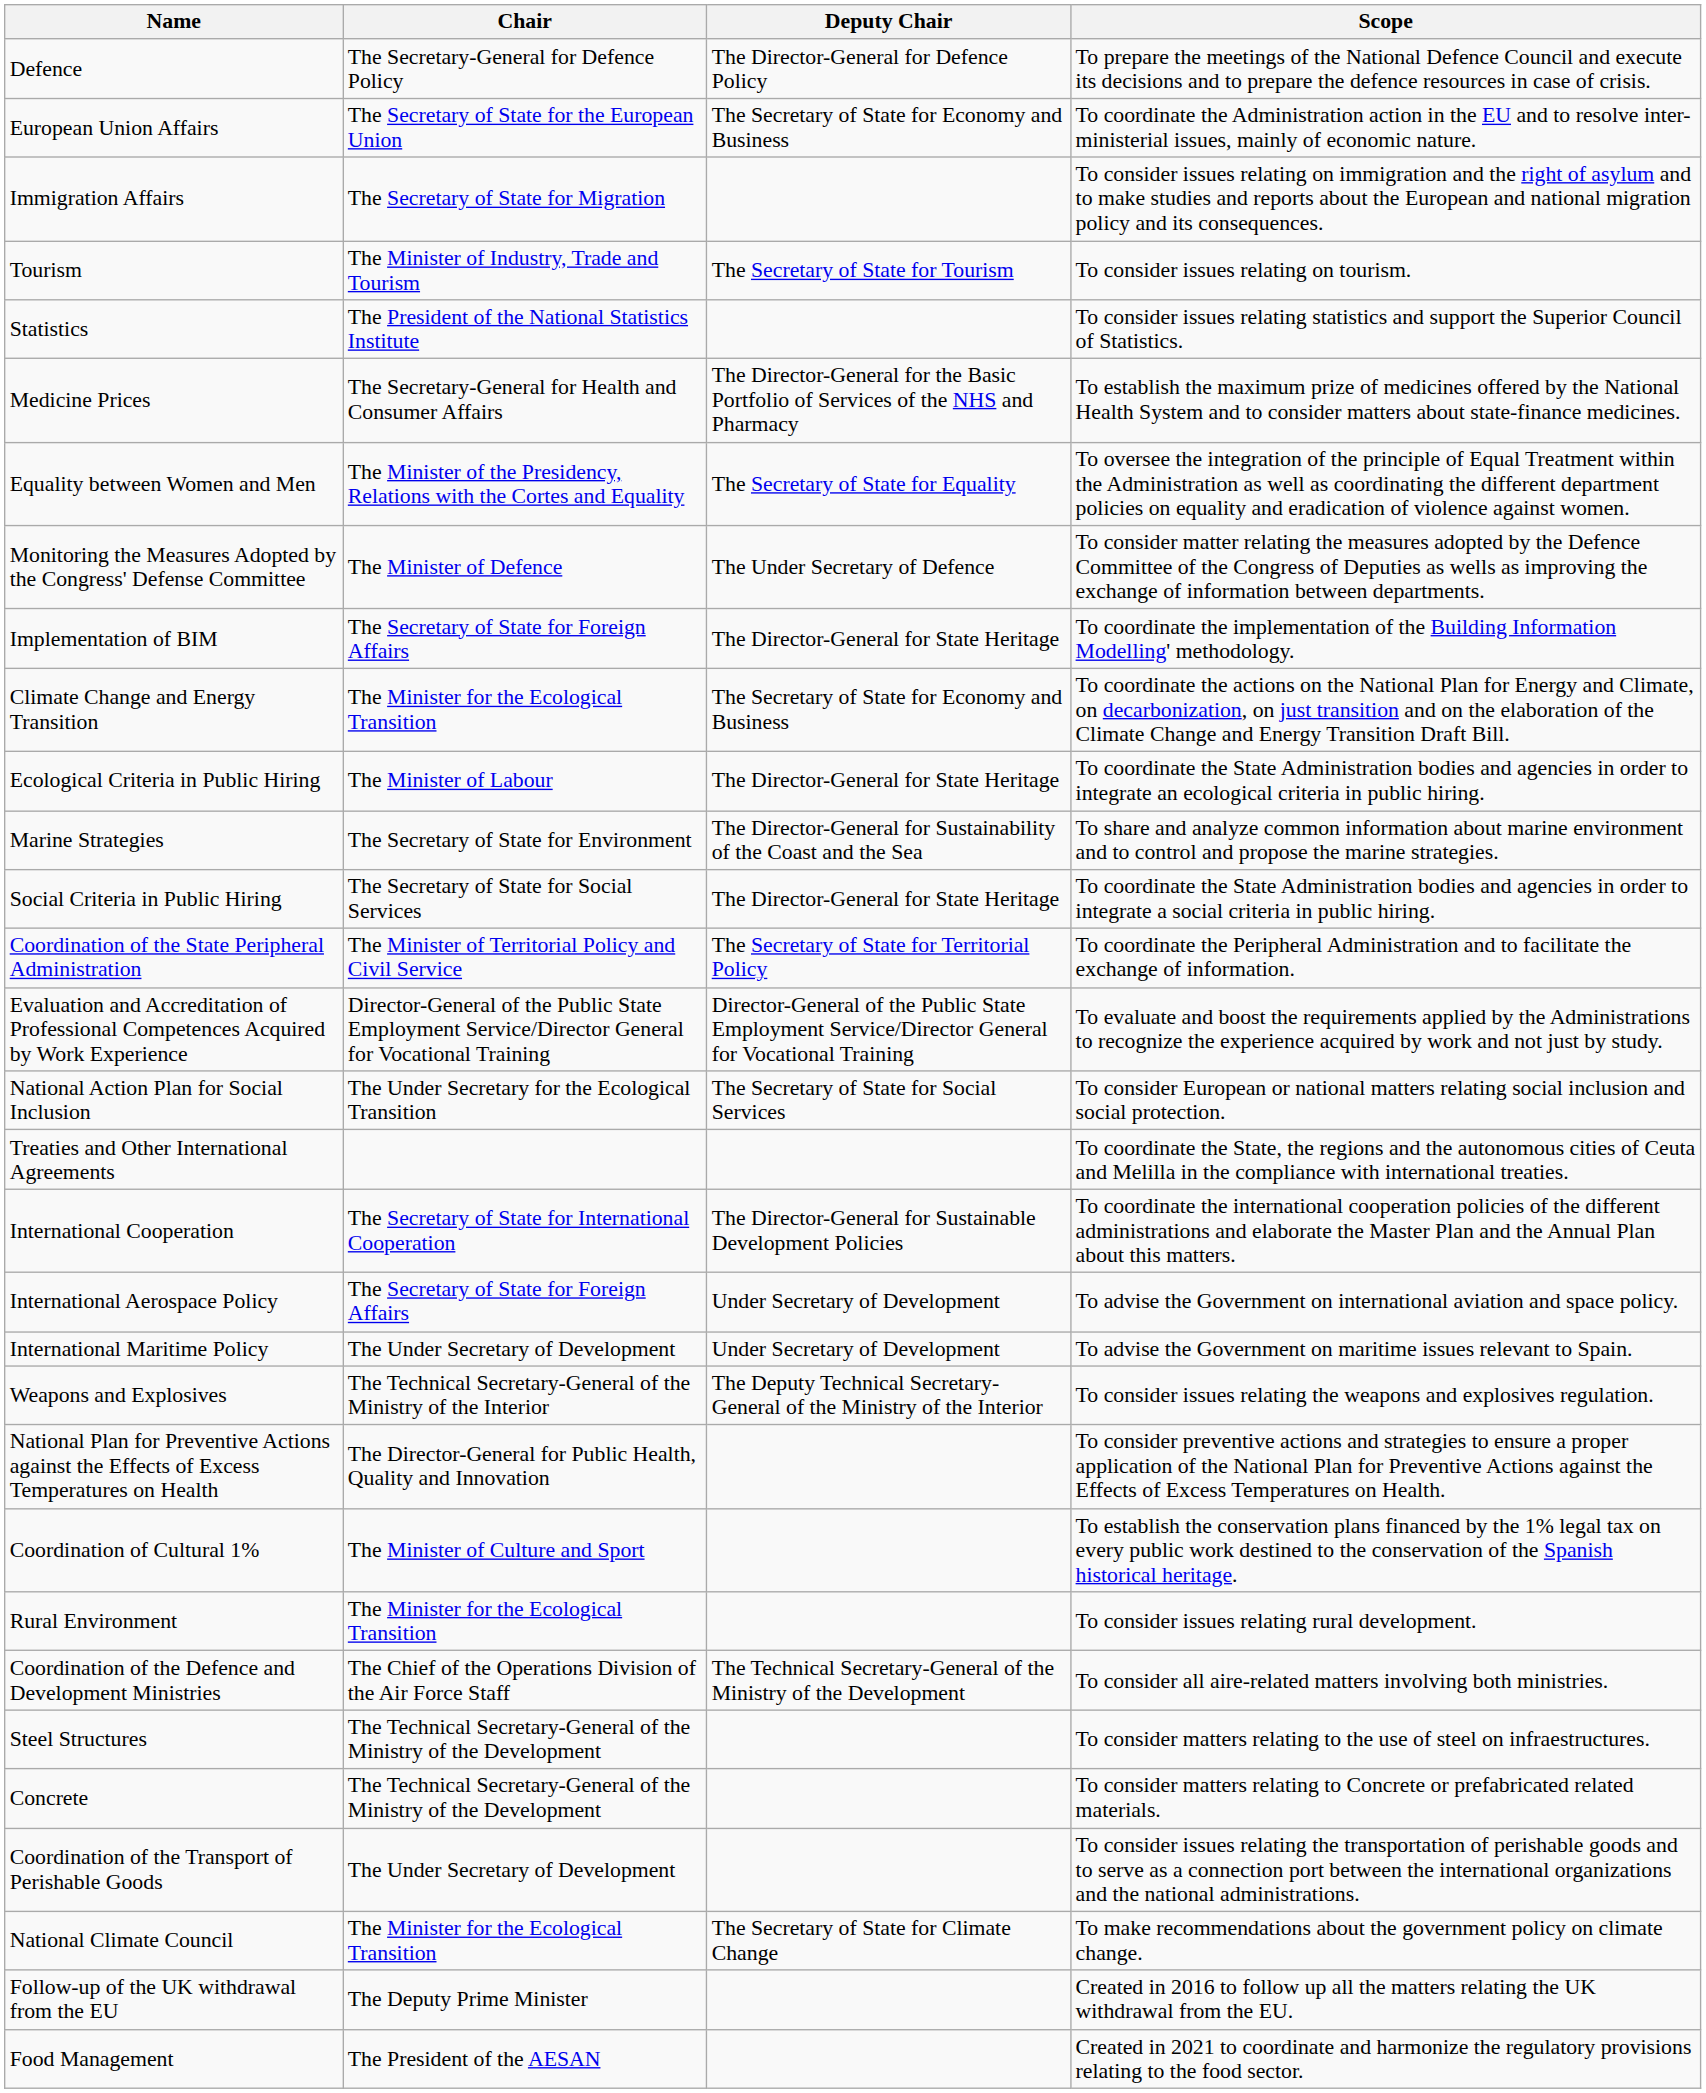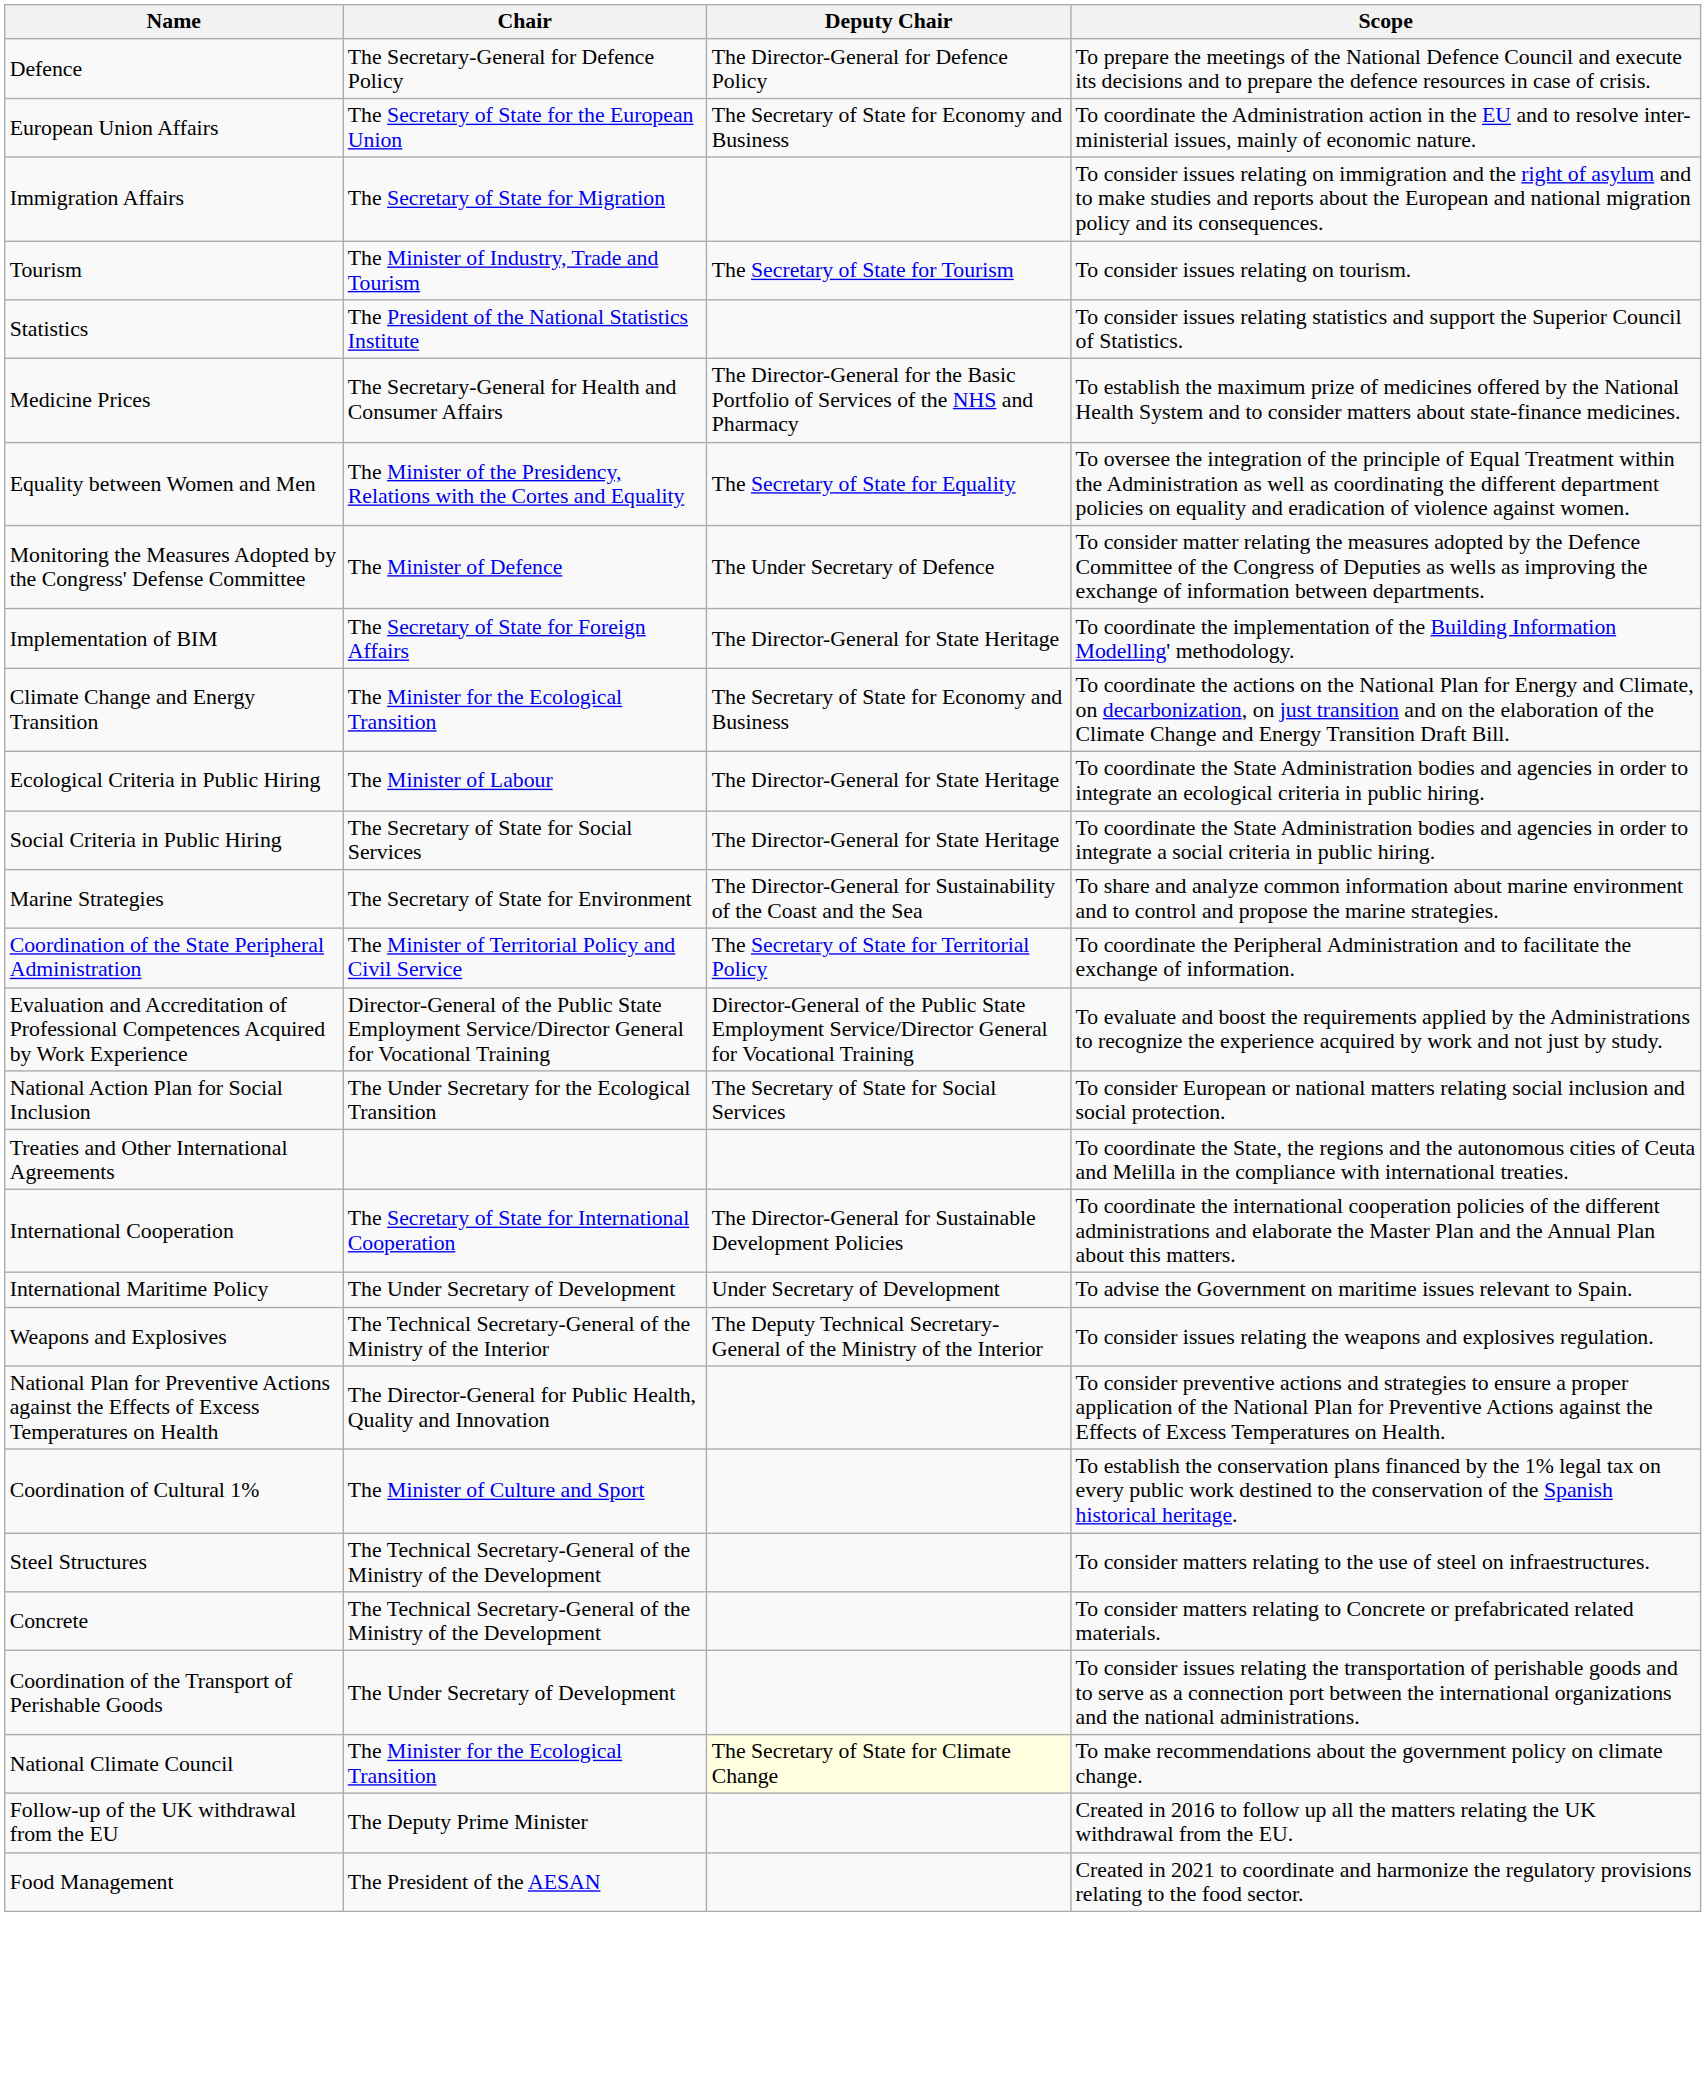rows swapped: (146, 898) <-> (87, 839)
- row: (144, 1301)
- row: (93, 1621)
- row: (152, 1680)
(861, 1940) no background -> (861, 1763) lightyellow background
